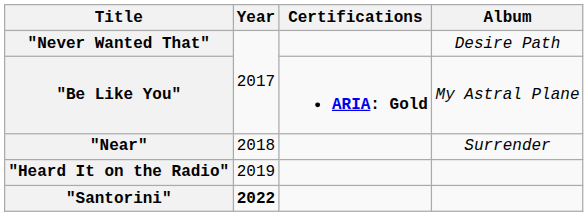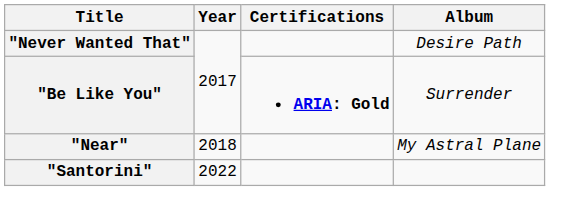(508, 95) My Astral Plane -> (469, 95) Surrender
(508, 146) Surrender -> (469, 146) My Astral Plane
- row: (119, 172)
(256, 198) bold -> (218, 172) normal
